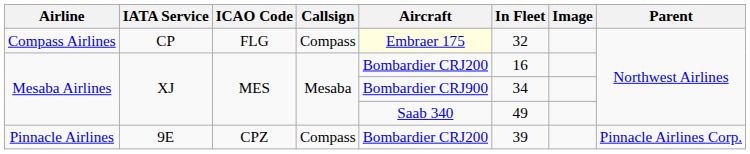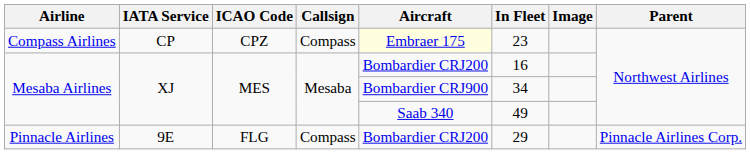(254, 40) FLG -> (254, 40) CPZ
(520, 40) 32 -> (520, 40) 23
(254, 137) CPZ -> (254, 137) FLG
(520, 137) 39 -> (520, 137) 29
